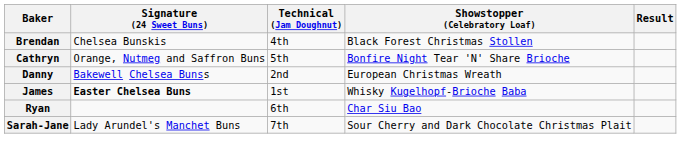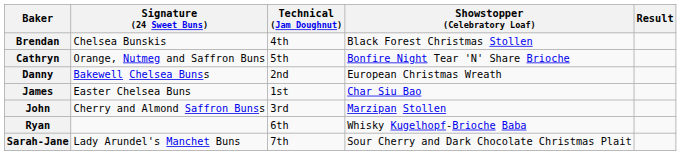(132, 92) bold -> (132, 92) normal
(437, 92) Whisky Kugelhopf-Brioche Baba -> (384, 92) Char Siu Bao
+ row: (38, 108)
(384, 108) Char Siu Bao -> (437, 125) Whisky Kugelhopf-Brioche Baba
